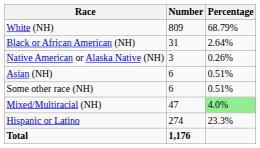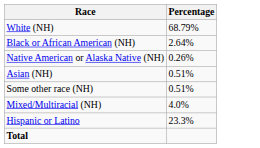- column: (186, 12)
(218, 105) lightgreen background -> (179, 105) no background
